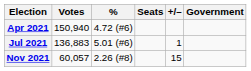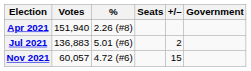(72, 27) 150,940 -> (72, 27) 151,940
(113, 27) 4.72 (#6) -> (113, 27) 2.26 (#8)
(179, 43) 1 -> (179, 43) 2
(113, 58) 2.26 (#8) -> (113, 58) 4.72 (#6)
